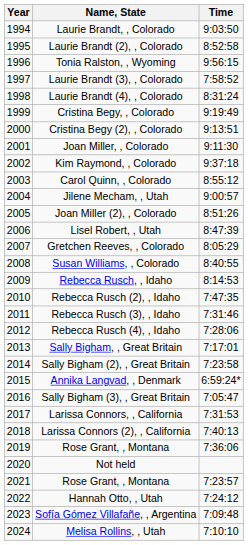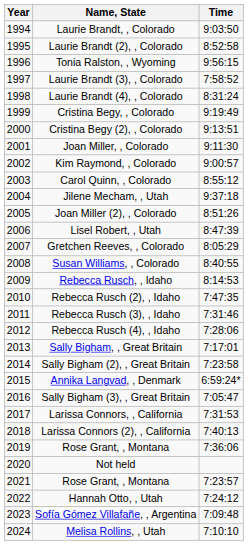(221, 163) 9:37:18 -> (221, 163) 9:00:57
(221, 197) 9:00:57 -> (221, 197) 9:37:18
